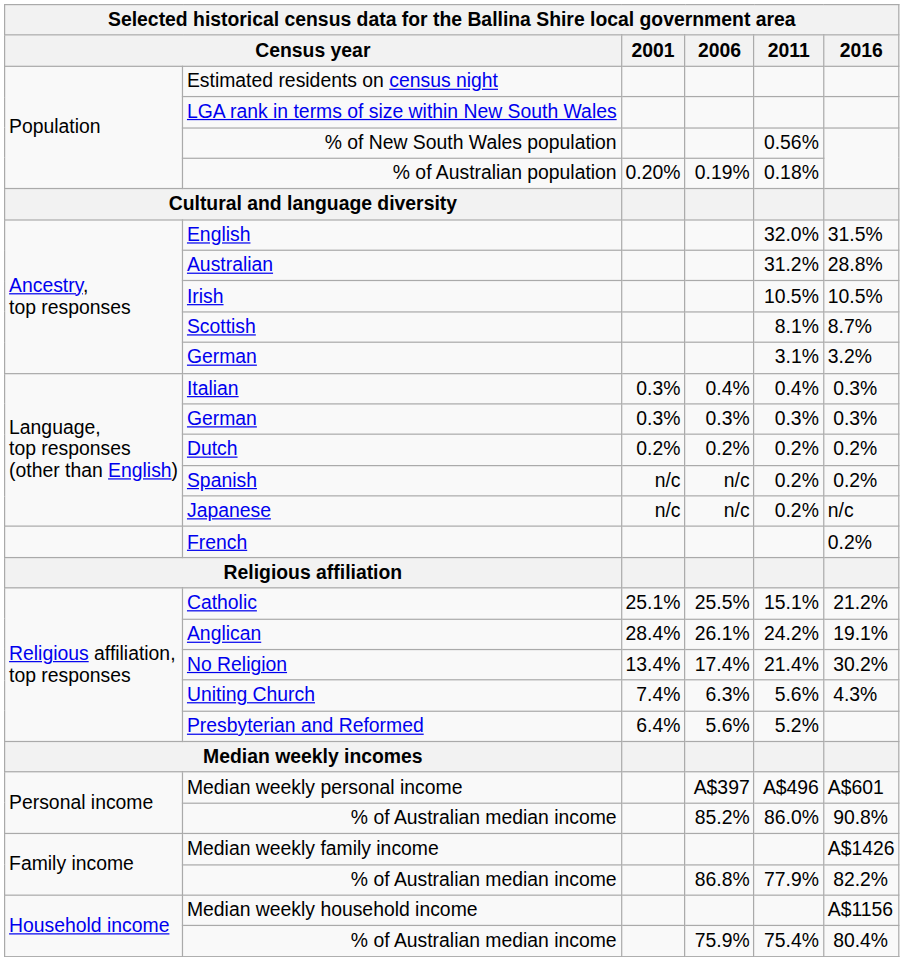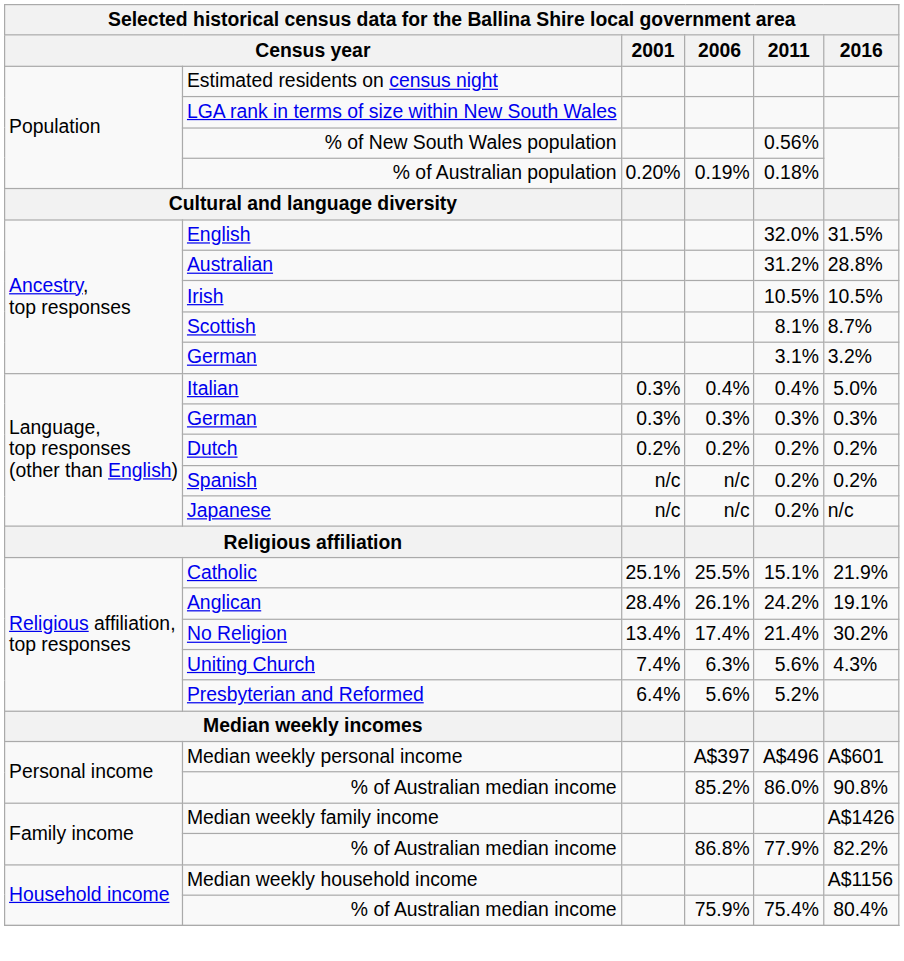(853, 388) 0.3% -> (853, 388) 5.0%
- row: (217, 541)
(858, 603) 21.2% -> (858, 572) 21.9%
